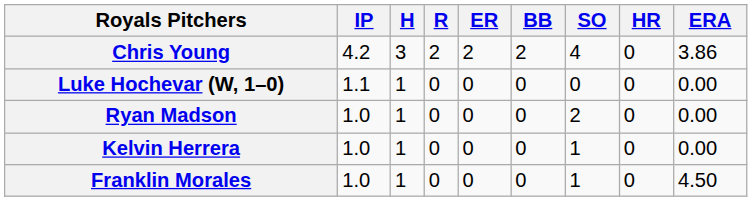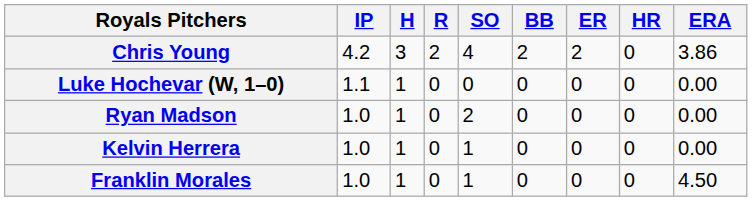columns swapped: (484, 20) <-> (592, 20)
